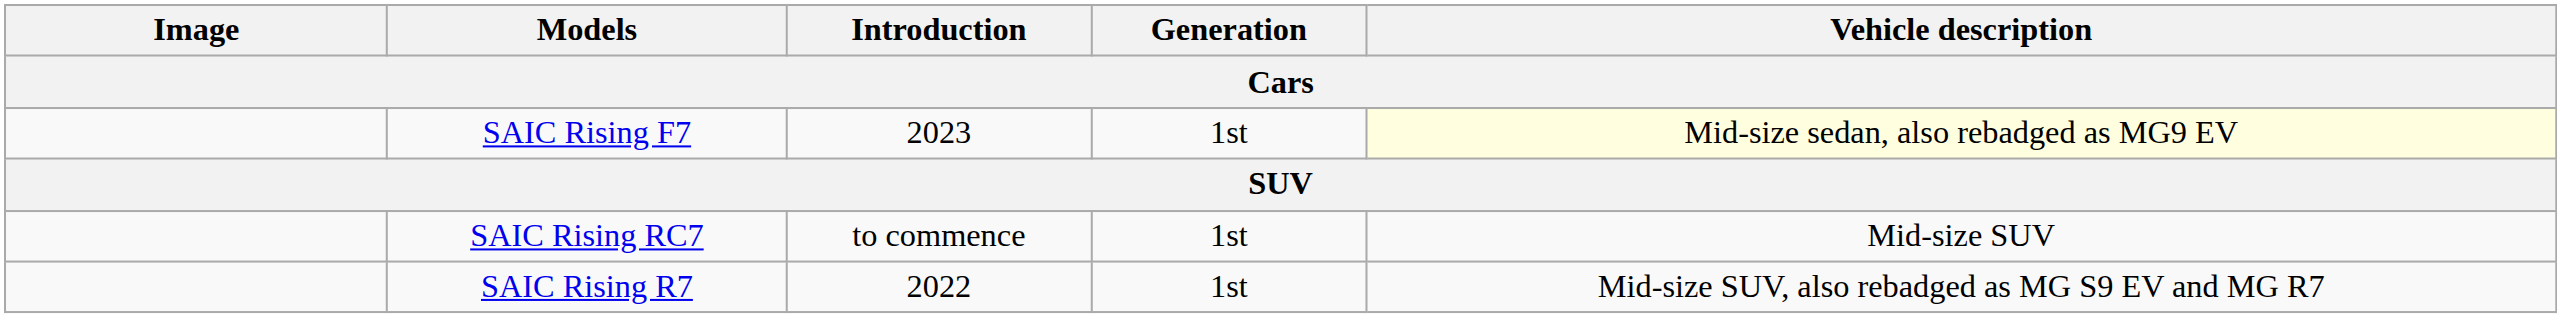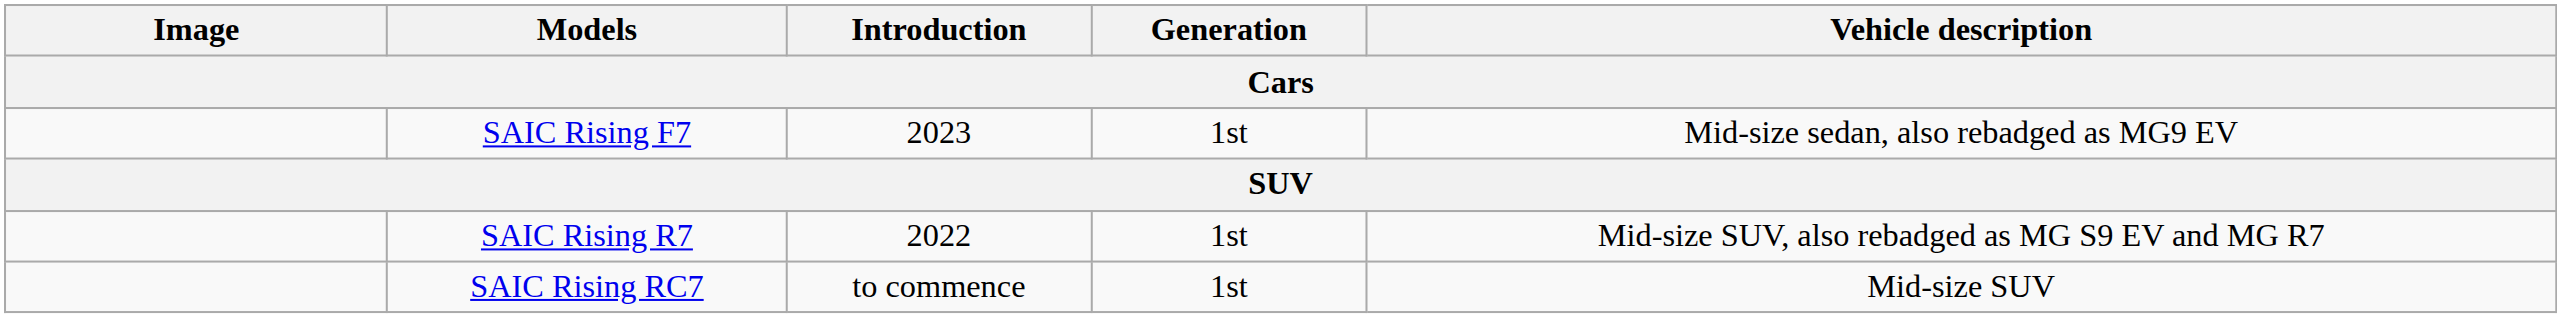(1961, 132) lightyellow background -> (1961, 132) no background
rows swapped: (587, 286) <-> (587, 235)
